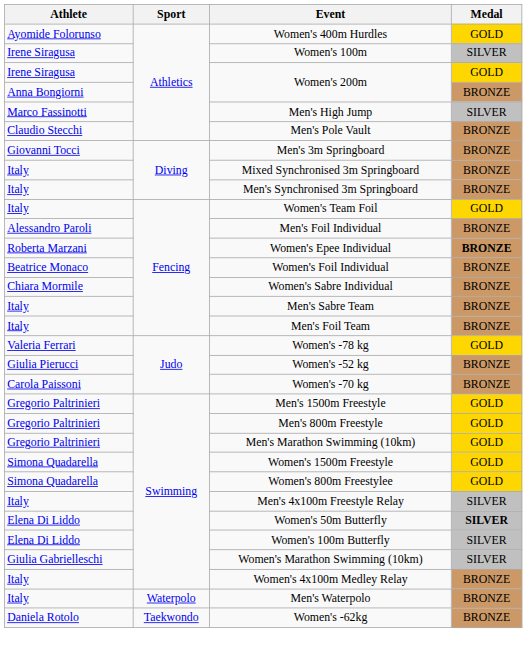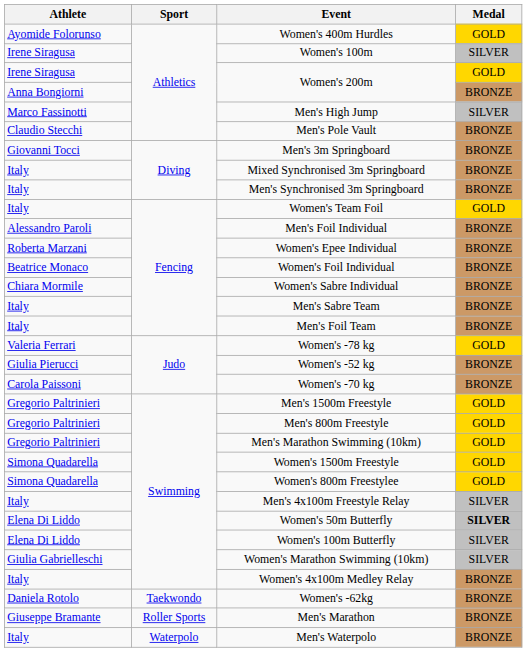(487, 248) bold -> (489, 248) normal
rows swapped: (43, 618) <-> (18, 598)
+ row: (54, 618)
